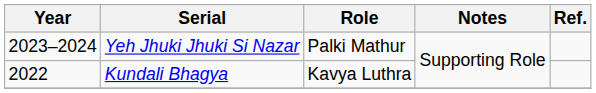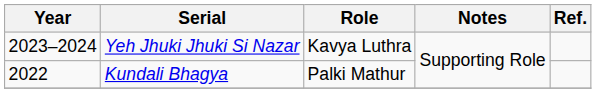(357, 46) Palki Mathur -> (359, 46) Kavya Luthra
(359, 74) Kavya Luthra -> (357, 74) Palki Mathur
